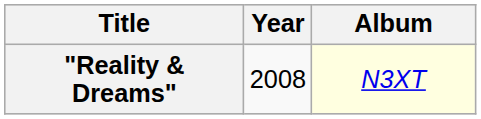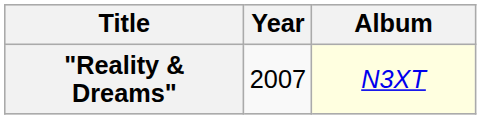(278, 78) 2008 -> (278, 78) 2007
